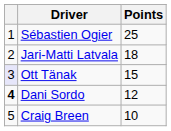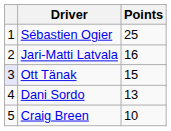(131, 54) 18 -> (131, 54) 16
(11, 95) bold -> (11, 95) normal
(131, 95) 12 -> (131, 95) 13
